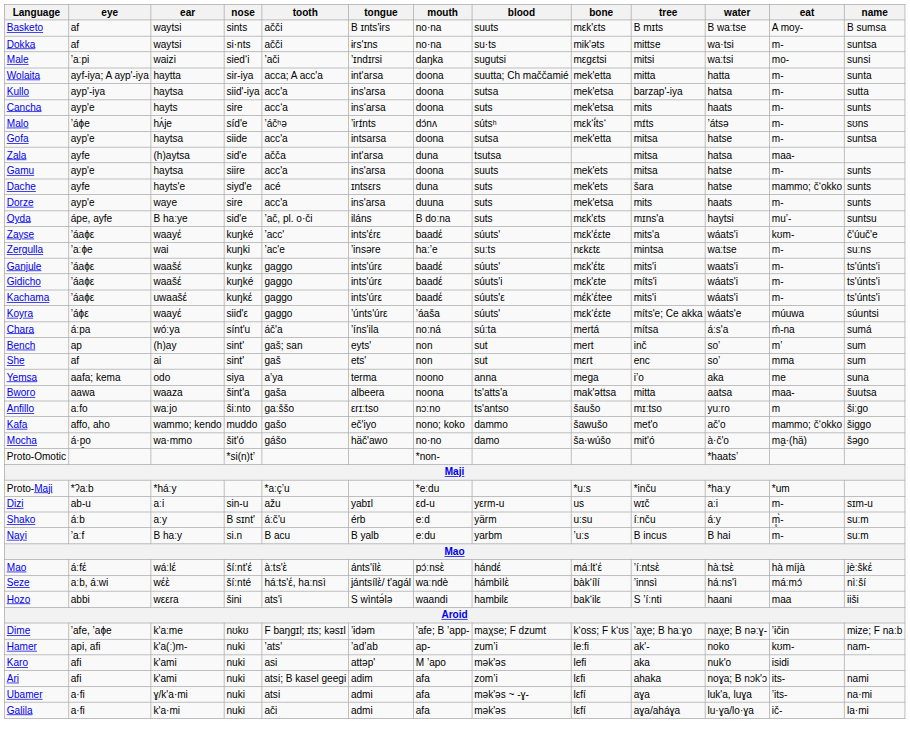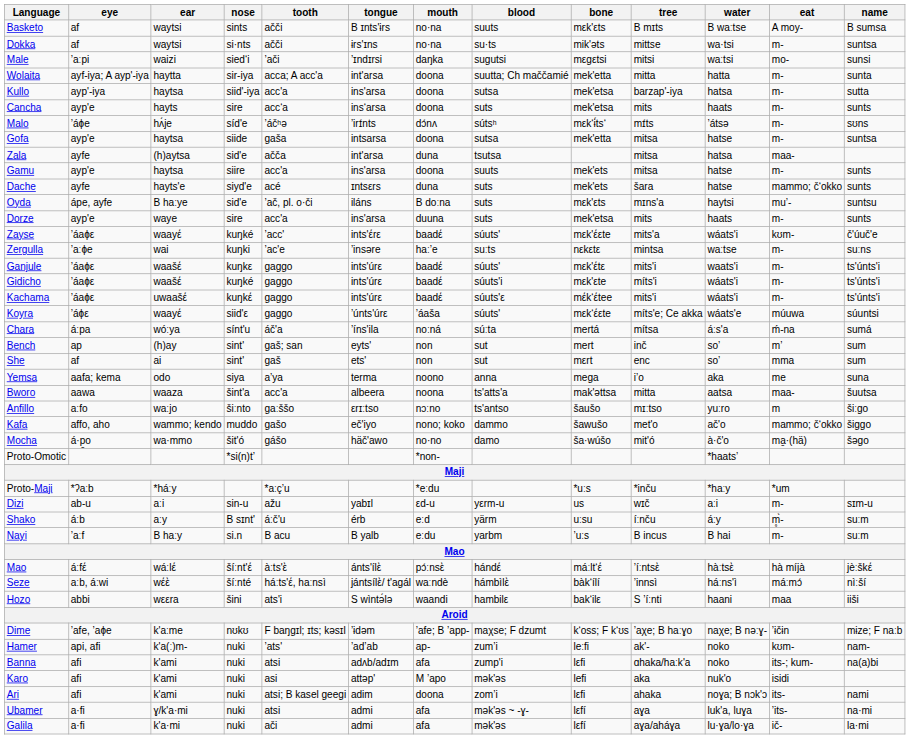(276, 139) acc'a -> (275, 139) gaša
rows swapped: (20, 202) <-> (19, 218)
(275, 393) gaša -> (276, 393) acc'a
+ row: (21, 662)
(423, 678) afa -> (430, 694) doona
